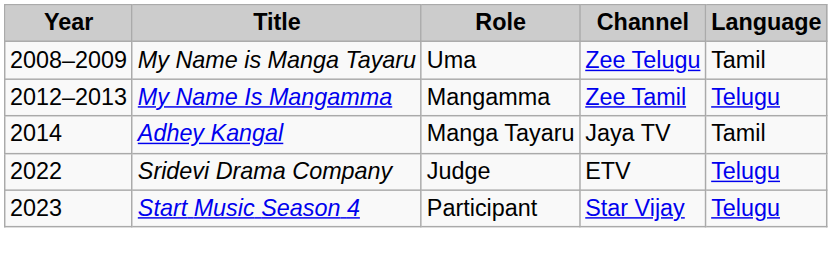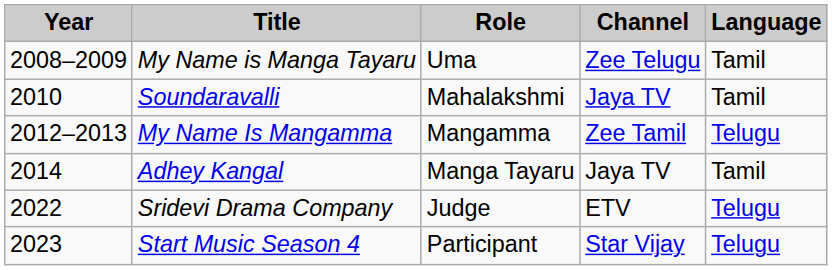+ row: (209, 97)
